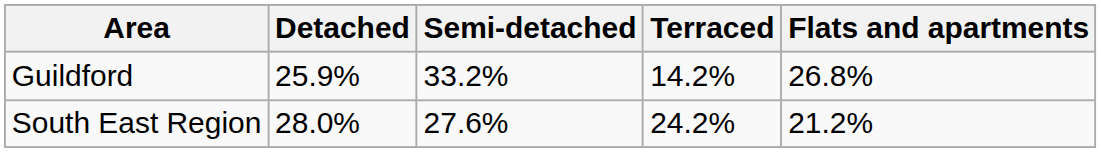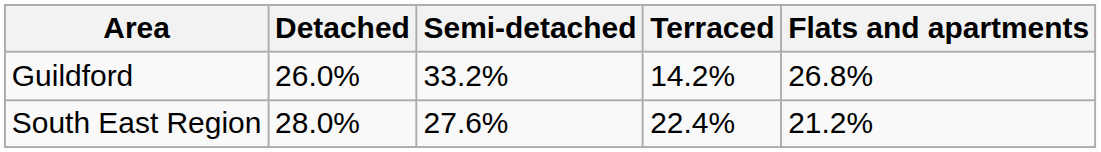(318, 75) 25.9% -> (318, 75) 26.0%
(693, 123) 24.2% -> (693, 123) 22.4%
